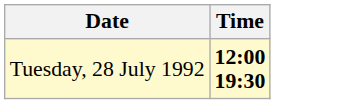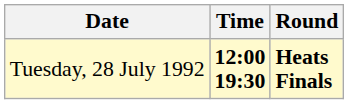+ column: (307, 21)
